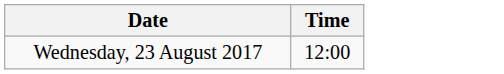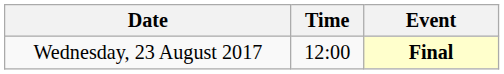+ column: (431, 20)
